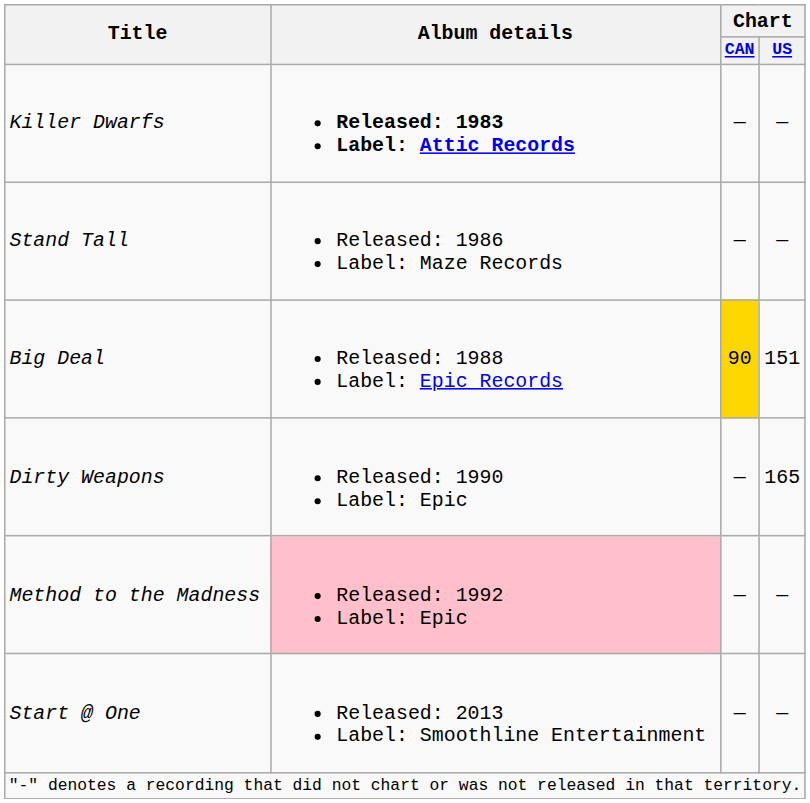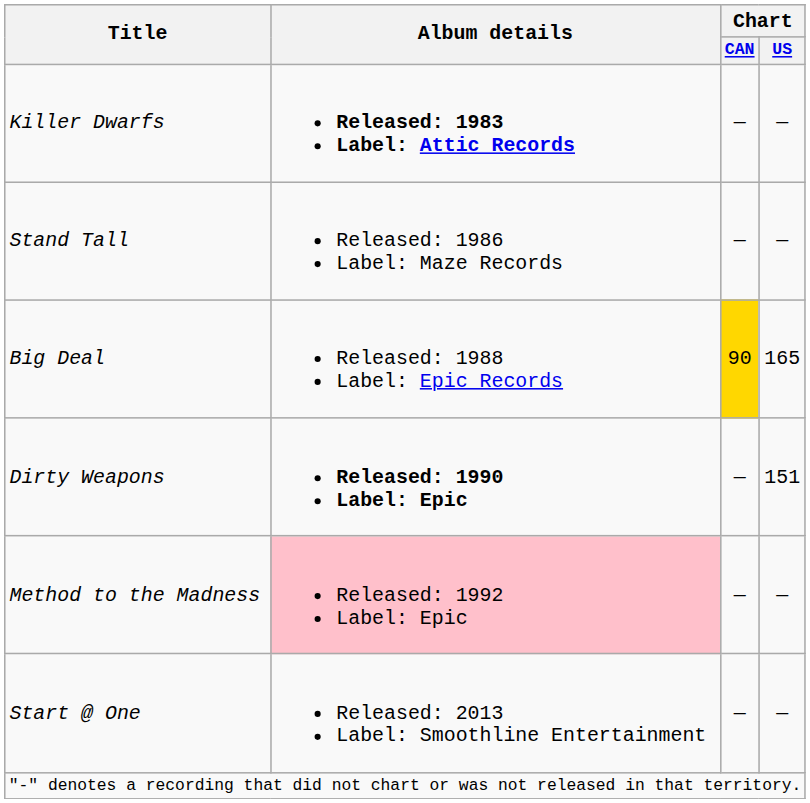(782, 359) 151 -> (782, 359) 165
(495, 488) normal -> (495, 488) bold
(782, 477) 165 -> (782, 477) 151
